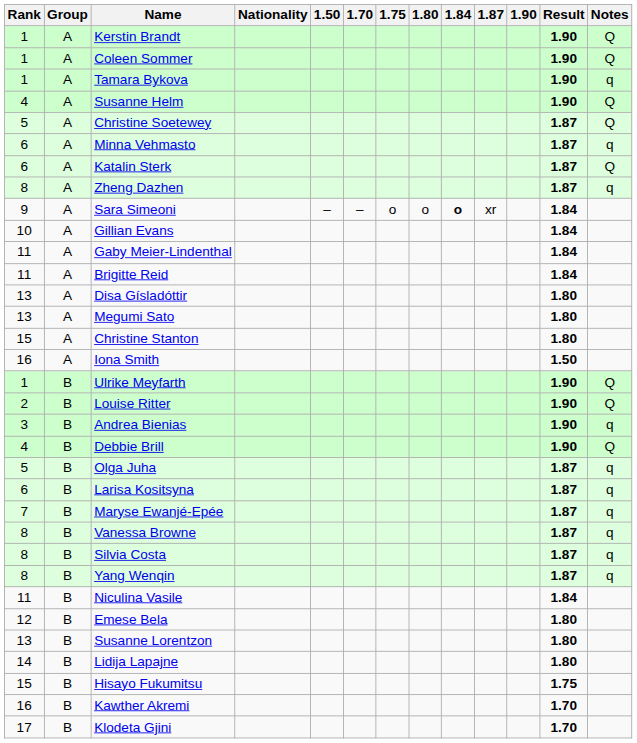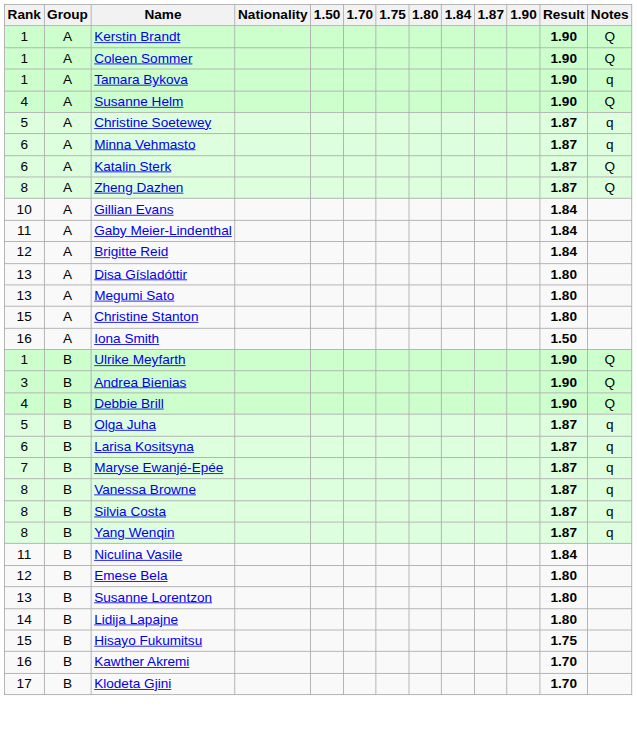(610, 123) Q -> (610, 123) q
(610, 187) q -> (610, 187) Q
- row: (135, 209)
(24, 274) 11 -> (24, 252) 12
- row: (132, 403)
(610, 425) q -> (610, 381) Q
